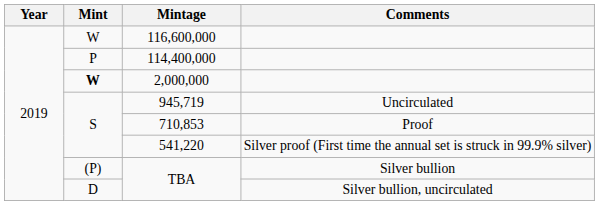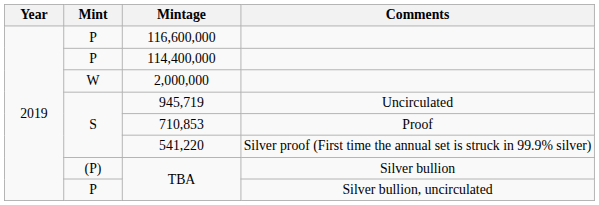(93, 37) W -> (93, 37) P
(93, 80) bold -> (93, 80) normal
(93, 189) D -> (93, 189) P
